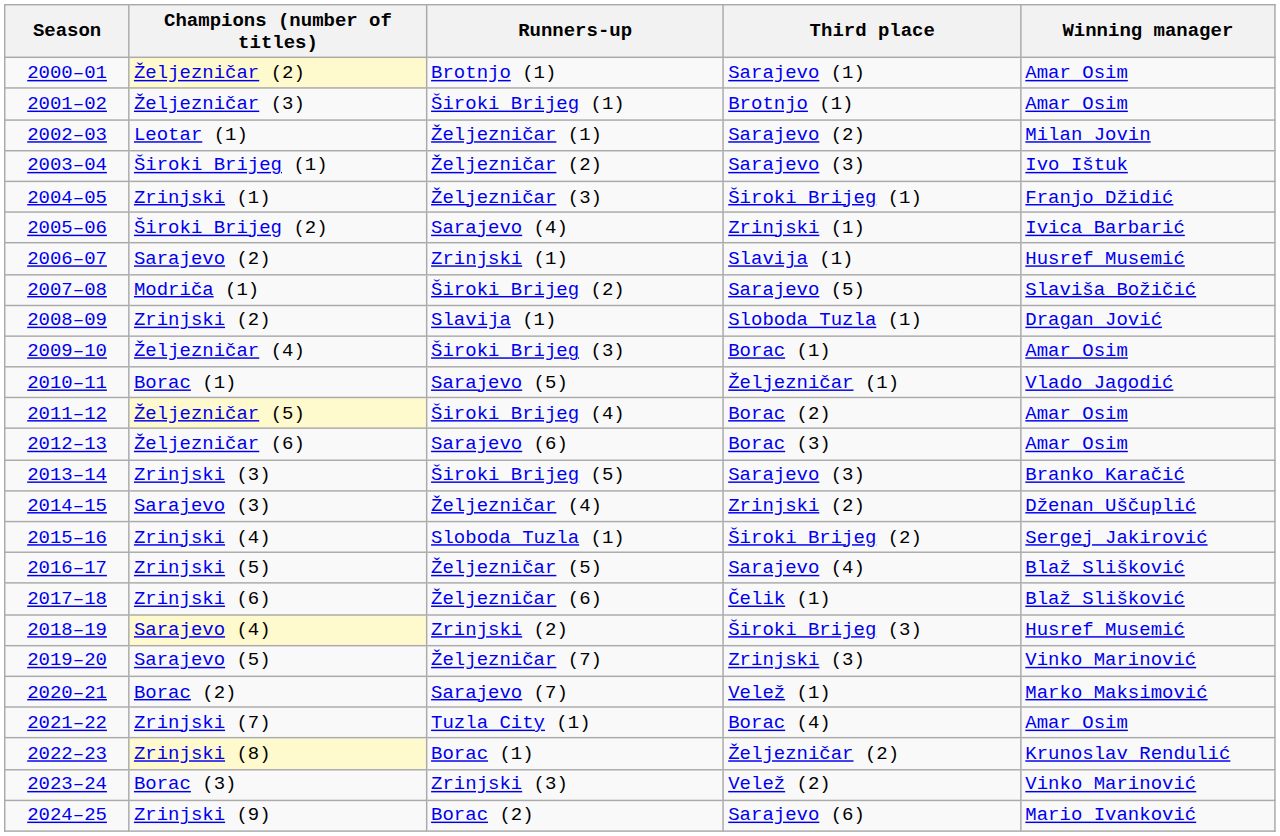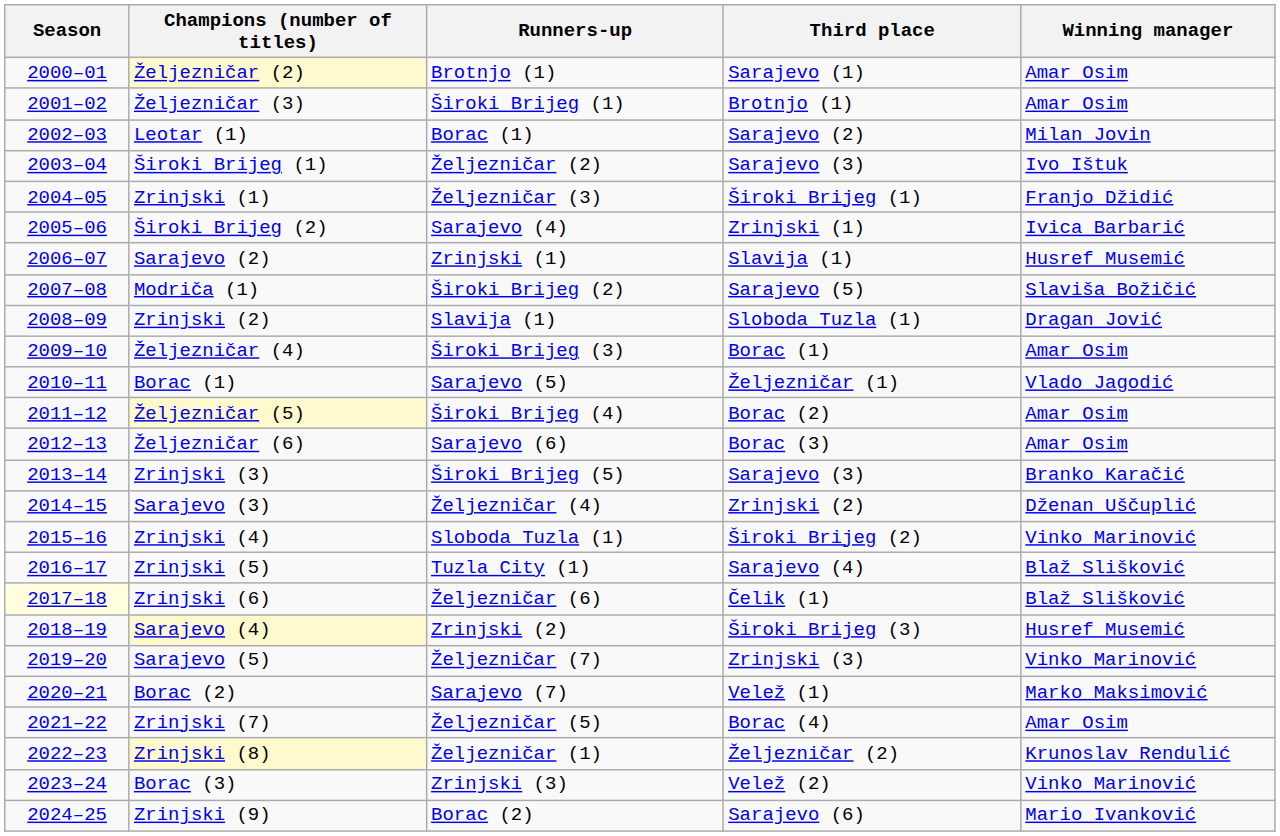(517, 135) Željezničar (1) -> (482, 135) Borac (1)
(1116, 537) Sergej Jakirović -> (1111, 537) Vinko Marinović
(517, 568) Željezničar (5) -> (511, 568) Tuzla City (1)
(67, 599) no background -> (67, 599) lightyellow background
(511, 723) Tuzla City (1) -> (517, 723) Željezničar (5)
(482, 754) Borac (1) -> (517, 754) Željezničar (1)
